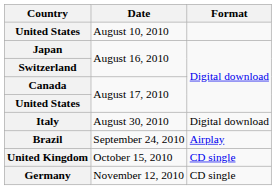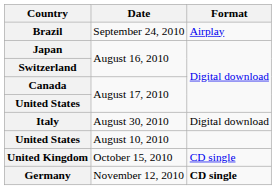rows swapped: (48, 31) <-> (48, 139)
(213, 175) normal -> (213, 175) bold
